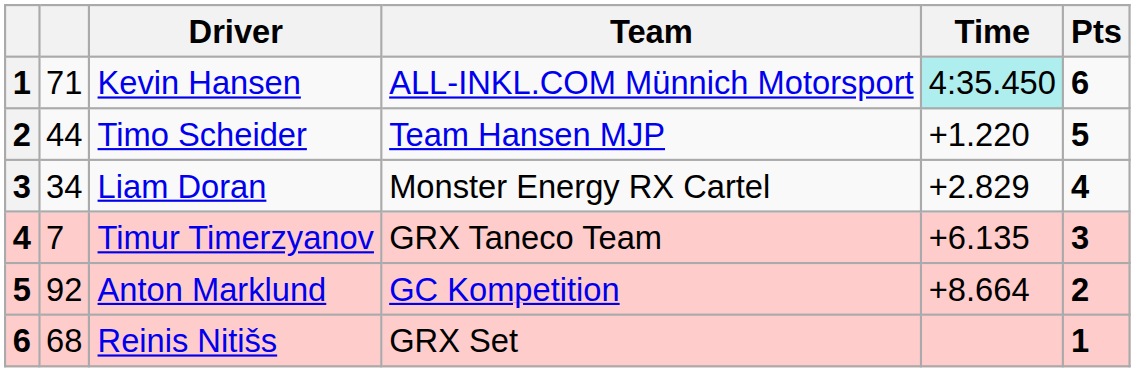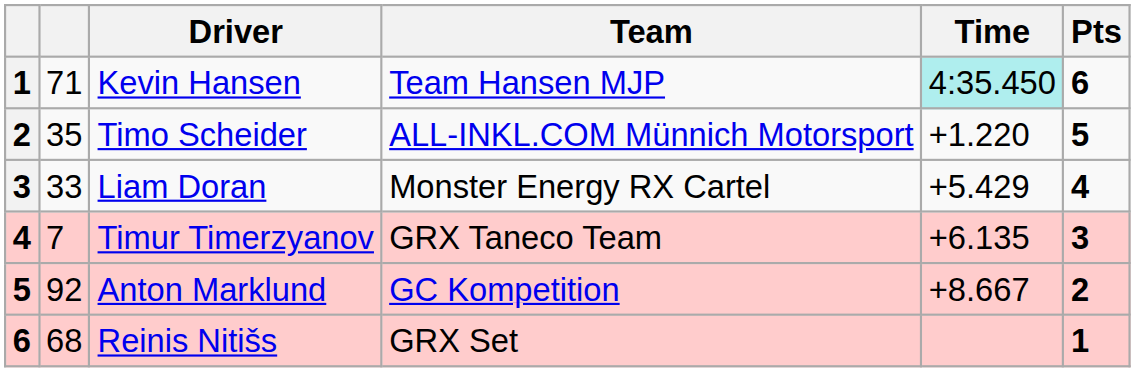(651, 83) ALL-INKL.COM Münnich Motorsport -> (527, 83) Team Hansen MJP
(64, 135) 44 -> (64, 135) 35
(527, 135) Team Hansen MJP -> (651, 135) ALL-INKL.COM Münnich Motorsport
(64, 186) 34 -> (64, 186) 33
(979, 186) +2.829 -> (979, 186) +5.429
(979, 290) +8.664 -> (979, 290) +8.667
